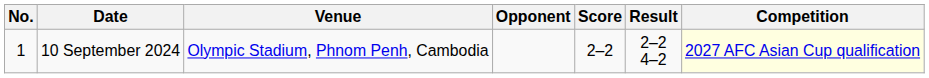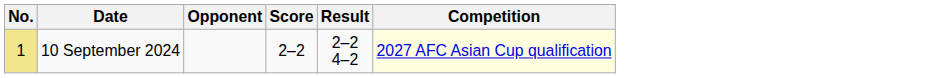- column: (338, 17)
(21, 51) no background -> (21, 51) khaki background
